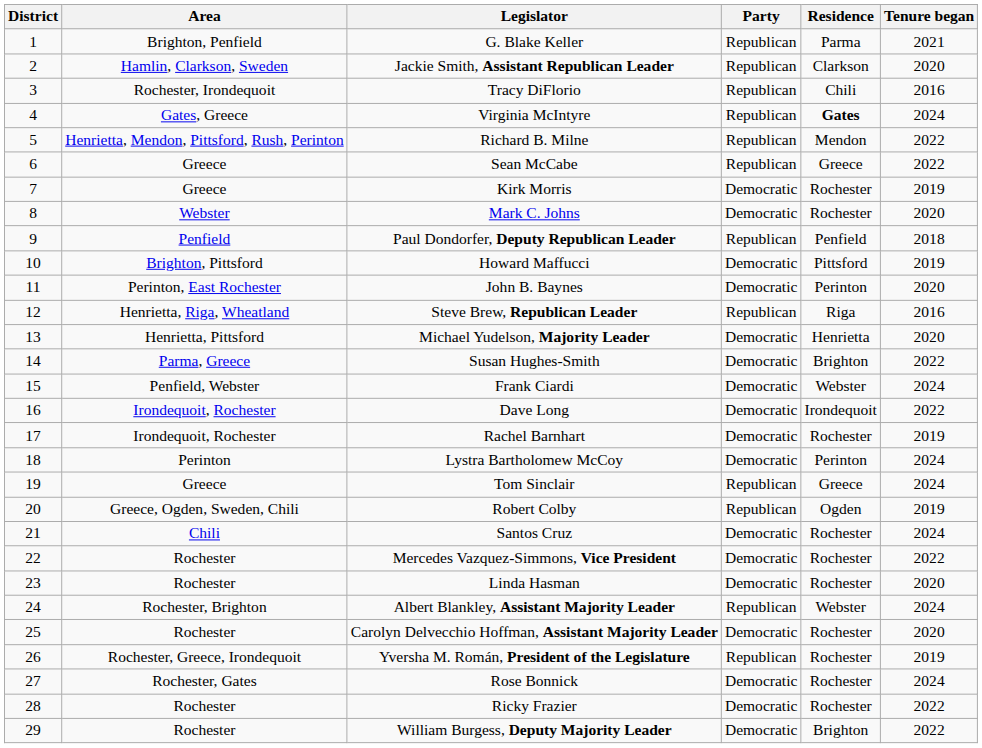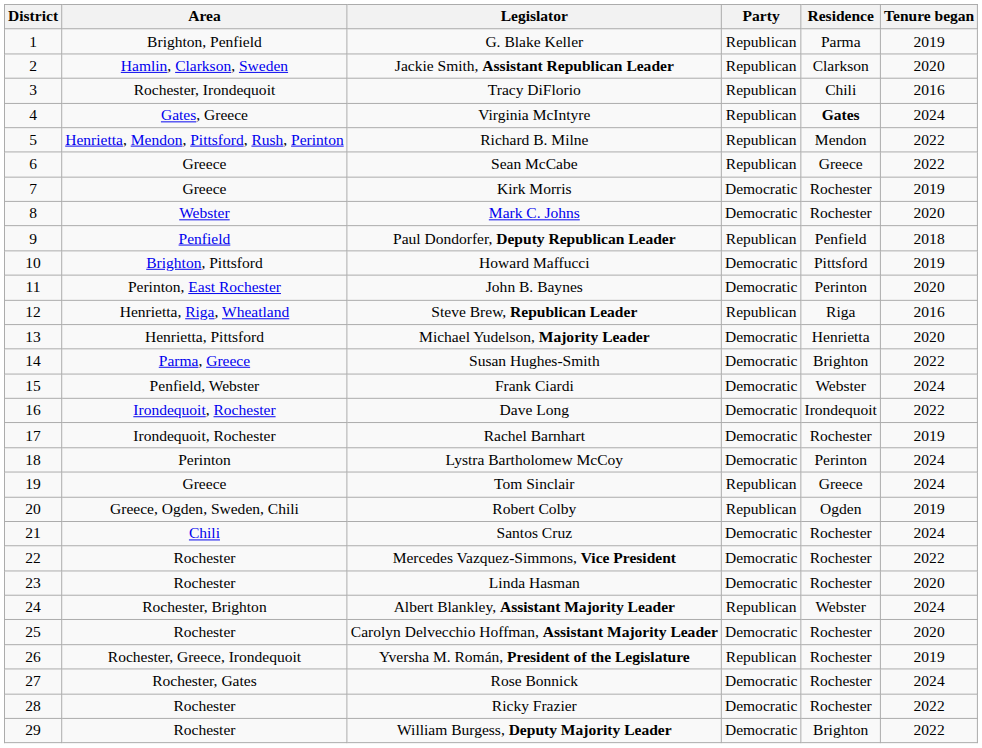(929, 41) 2021 -> (929, 41) 2019
